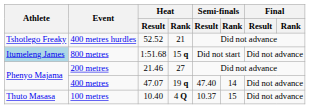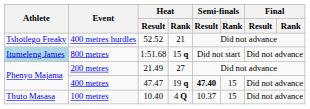(153, 69) 21.46 -> (153, 69) 21.49
(153, 83) 47.07 -> (153, 83) 47.47
(206, 83) normal -> (206, 83) bold
(232, 83) 14 -> (232, 83) 15
